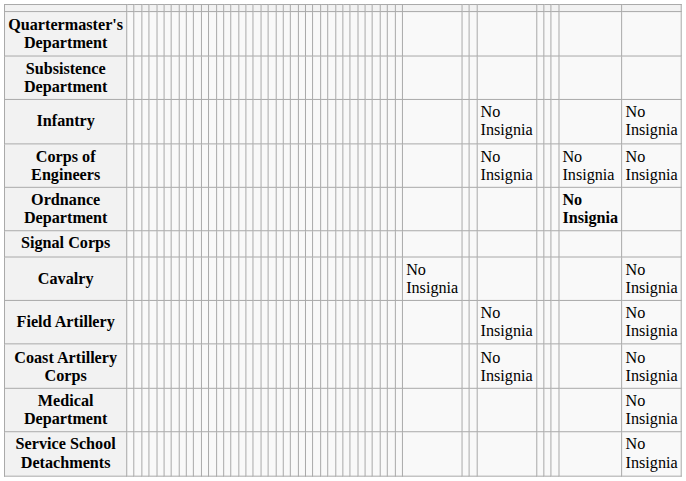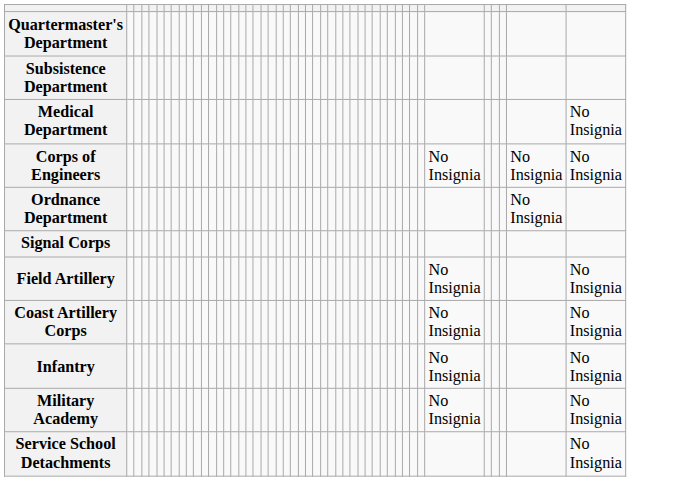rows swapped: (66, 409) <-> (66, 121)
(590, 209) bold -> (536, 209) normal
- row: (66, 278)
+ row: (66, 409)
